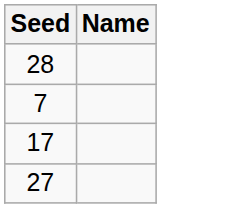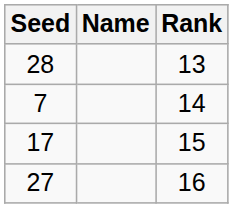+ column: (192, 24)
